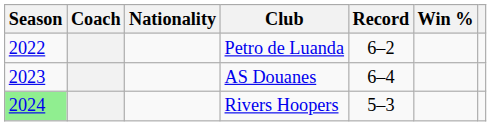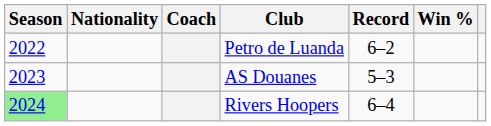columns swapped: (96, 18) <-> (173, 18)
(381, 76) 6–4 -> (381, 76) 5–3
(381, 105) 5–3 -> (381, 105) 6–4
